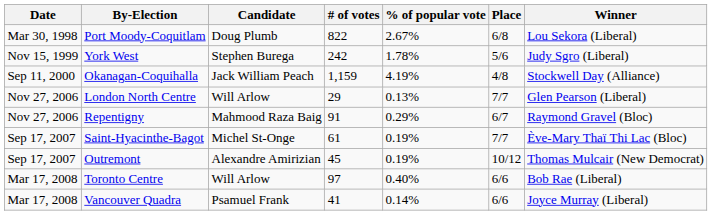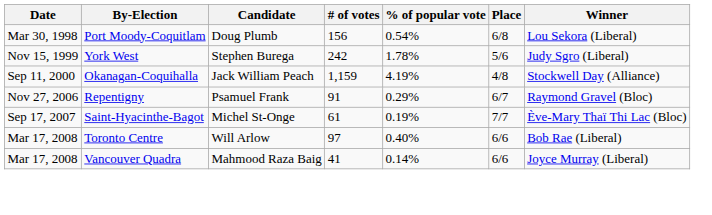(337, 35) 822 -> (337, 35) 156
(402, 35) 2.67% -> (402, 35) 0.54%
- row: (140, 96)
(267, 117) Mahmood Raza Baig -> (250, 96) Psamuel Frank
- row: (112, 158)
(250, 199) Psamuel Frank -> (267, 158) Mahmood Raza Baig
